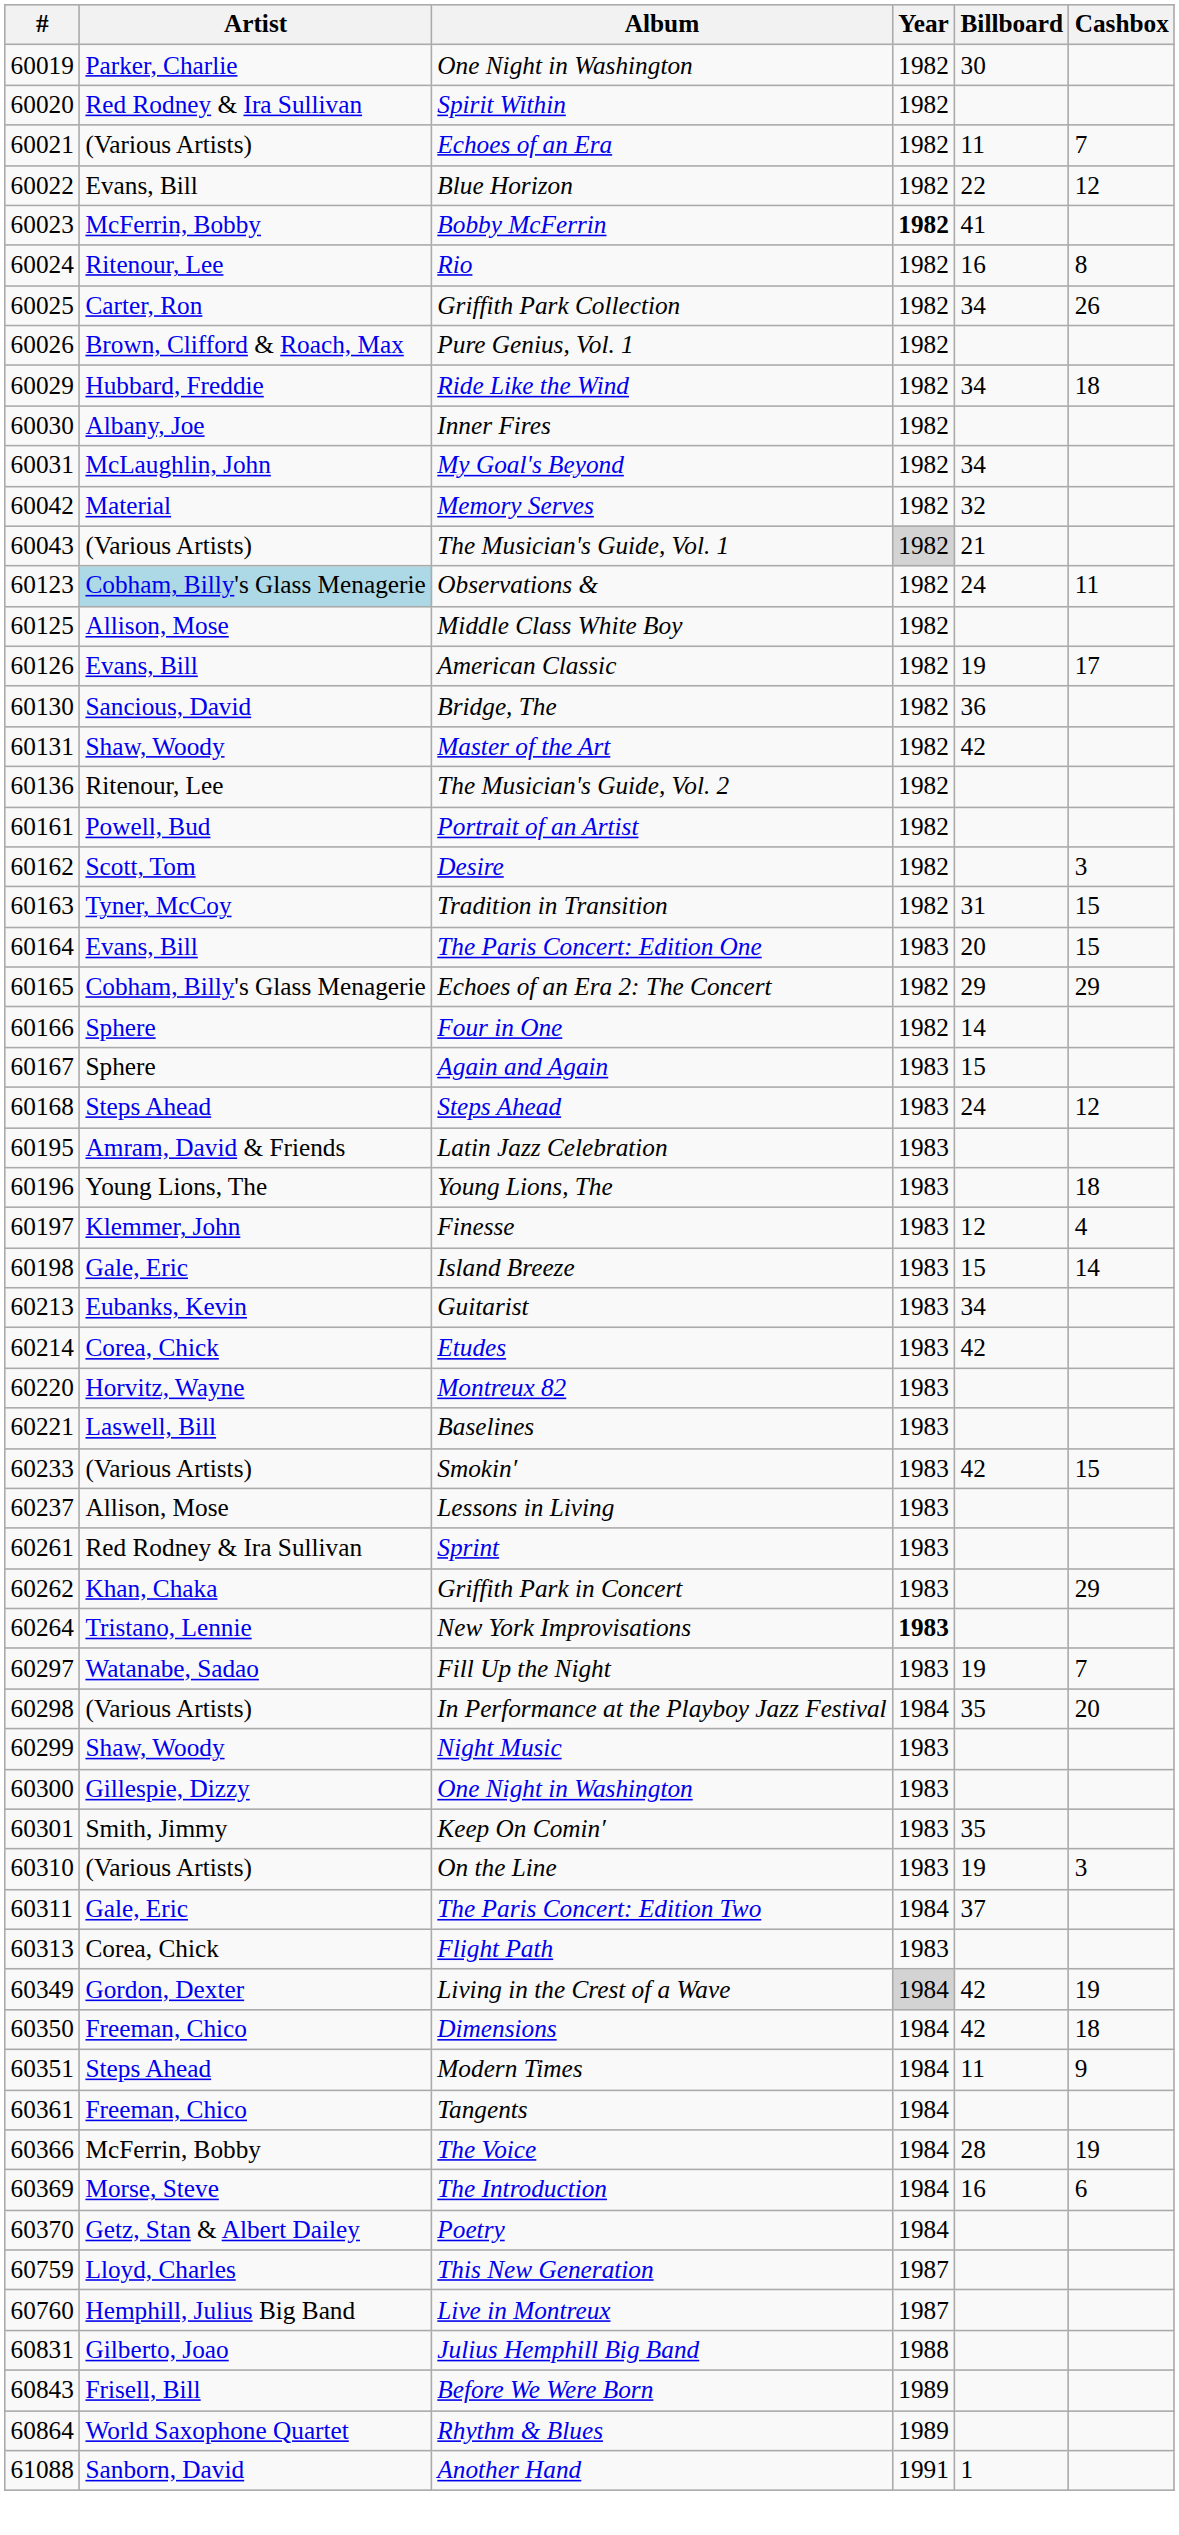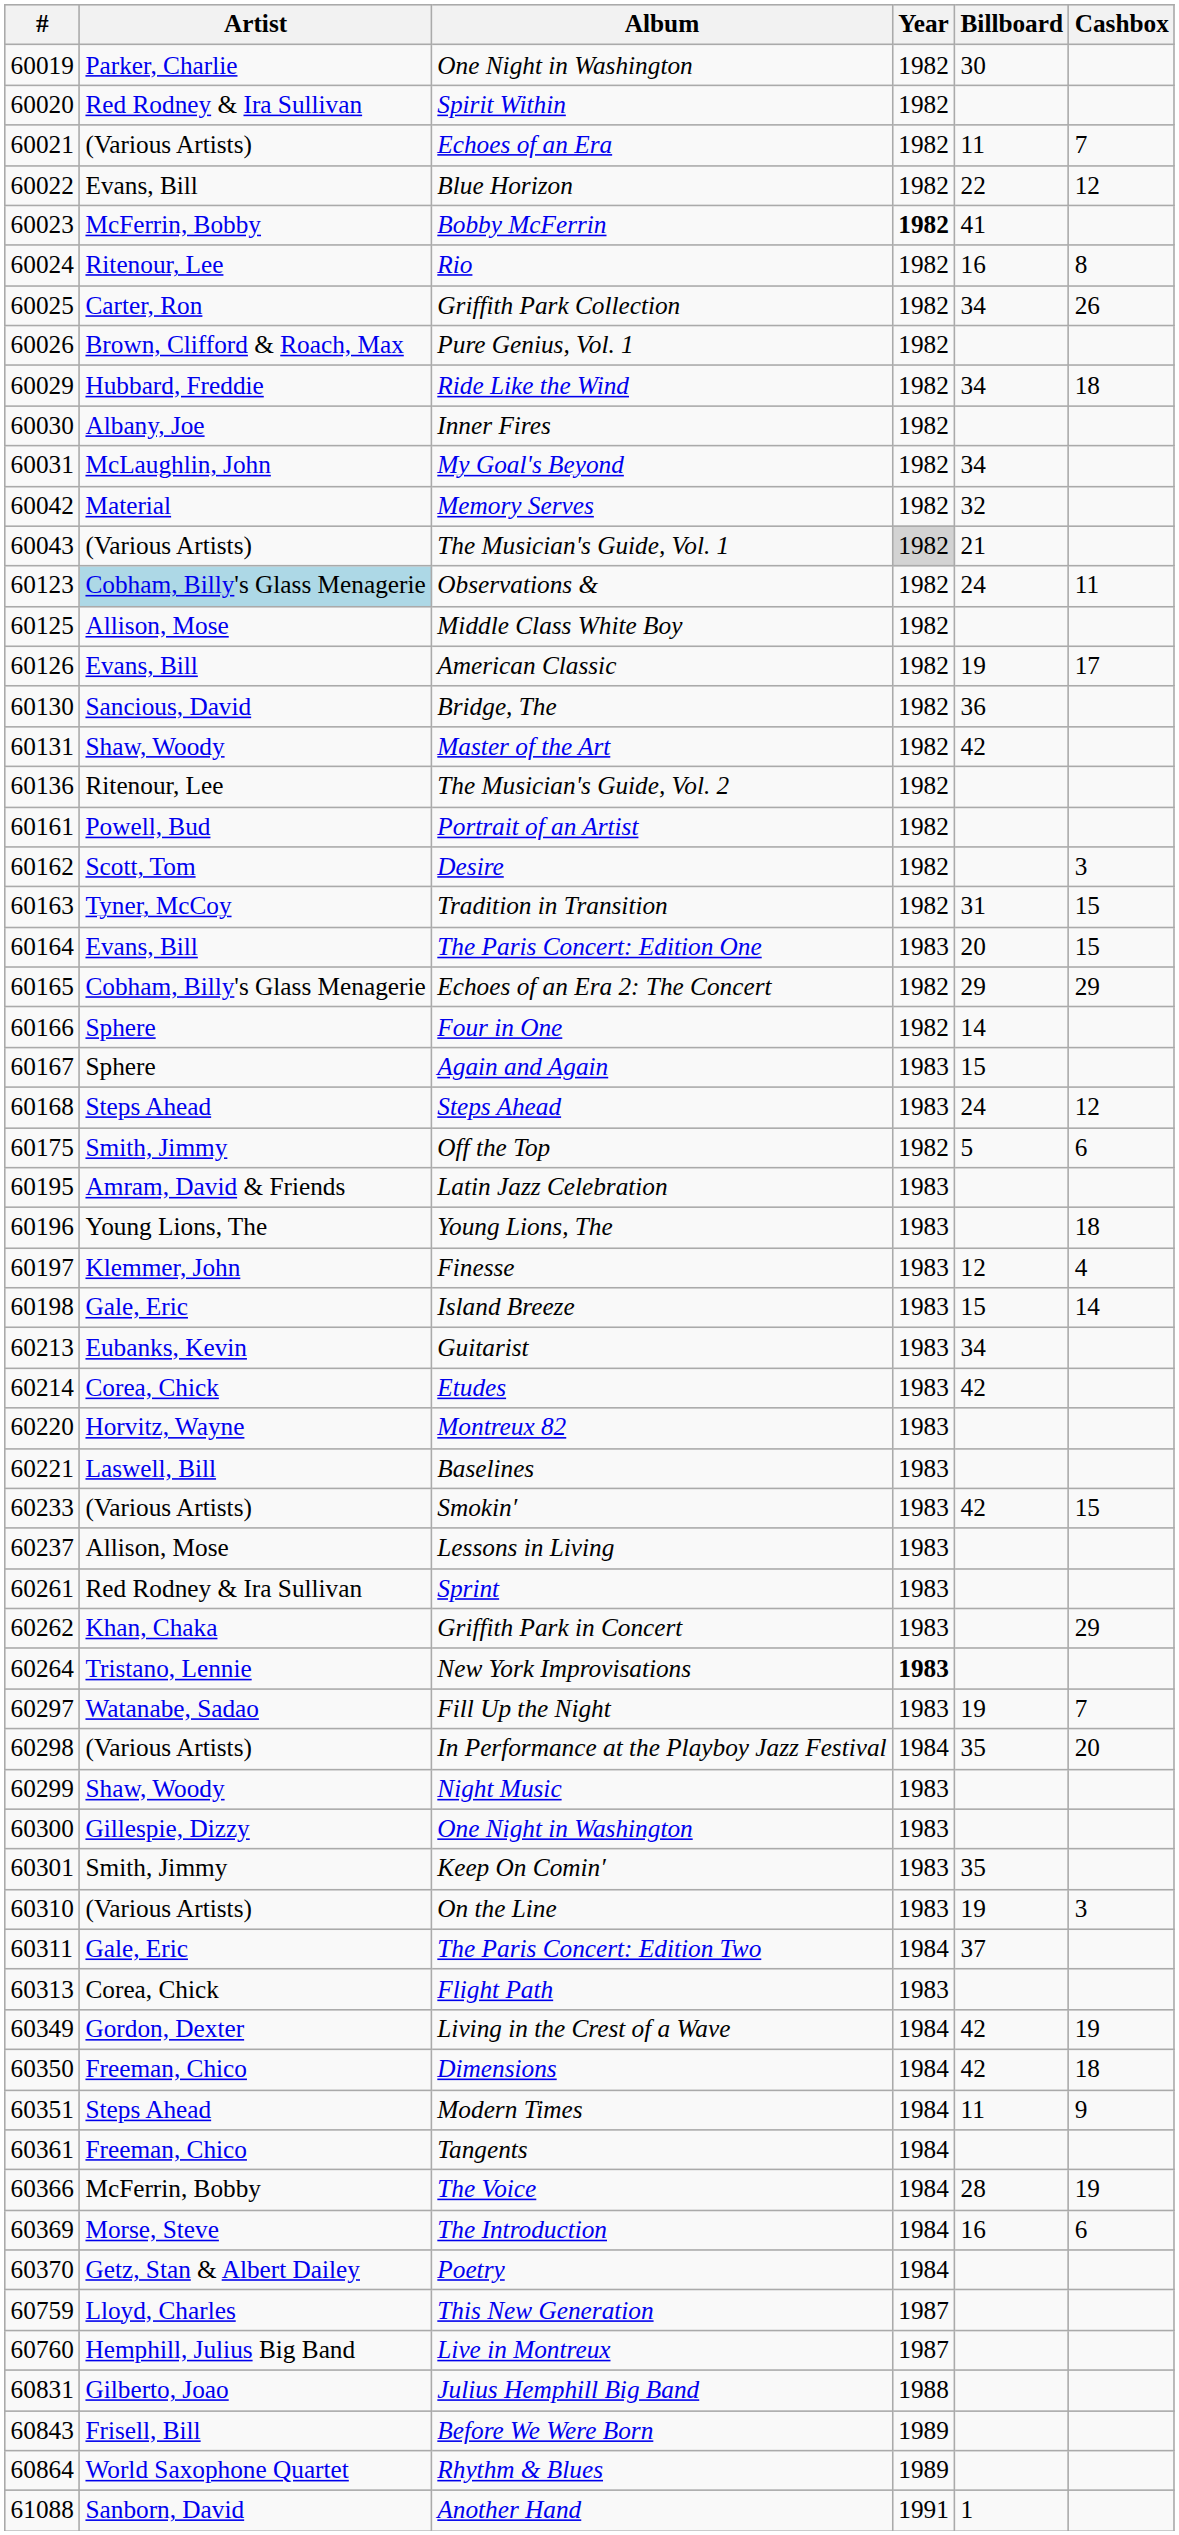+ row: (42, 1147)
(924, 1989) lightgrey background -> (924, 2029) no background
